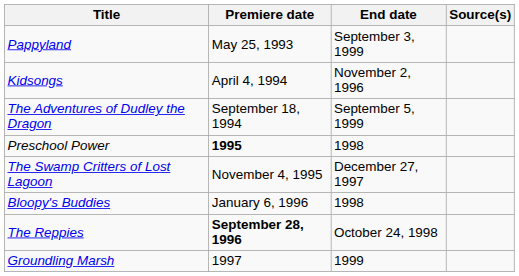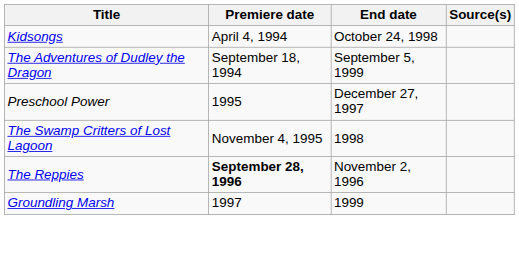- row: (39, 44)
(372, 80) November 2, 1996 -> (386, 36) October 24, 1998
(227, 145) bold -> (227, 101) normal
(349, 145) 1998 -> (376, 101) December 27, 1997
(376, 174) December 27, 1997 -> (349, 138) 1998
- row: (59, 203)
(386, 232) October 24, 1998 -> (372, 174) November 2, 1996
